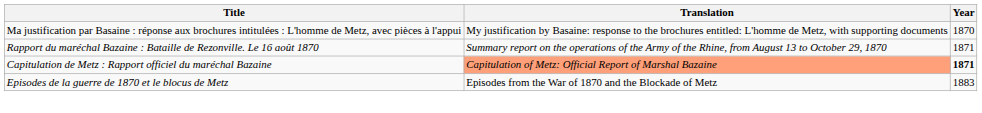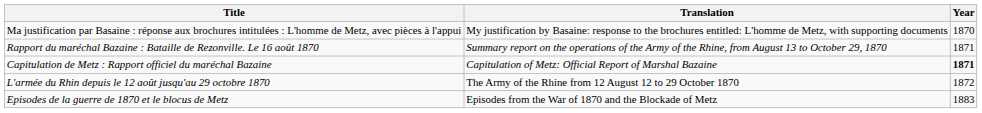(592, 64) lightsalmon background -> (592, 64) no background
+ row: (138, 82)
